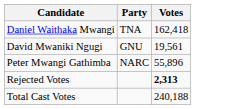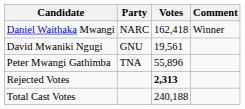+ column: (215, 12)
(131, 29) TNA -> (134, 29) NARC
(134, 63) NARC -> (131, 63) TNA
